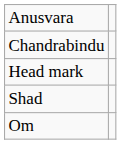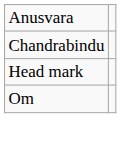- row: (25, 98)
